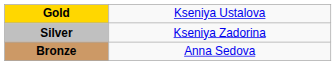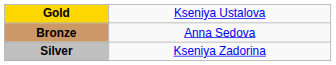rows swapped: (56, 32) <-> (56, 51)
